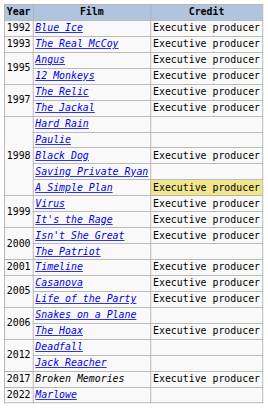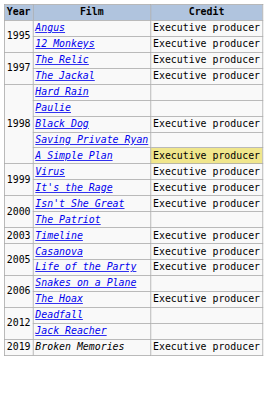- row: (59, 29)
- row: (77, 45)
(19, 268) 2001 -> (19, 236) 2003
(19, 380) 2017 -> (19, 348) 2019
- row: (56, 396)
